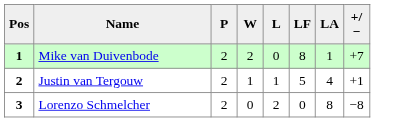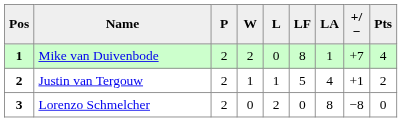+ column: (383, 24)
